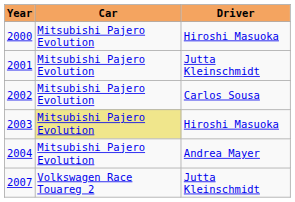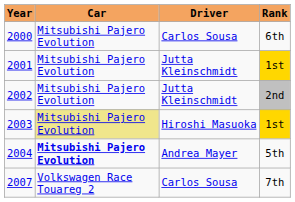+ column: (275, 13)
(231, 36) Hiroshi Masuoka -> (199, 36) Carlos Sousa
(222, 95) Carlos Sousa -> (199, 95) Jutta Kleinschmidt
(91, 153) normal -> (91, 153) bold
(222, 183) Jutta Kleinschmidt -> (199, 183) Carlos Sousa
